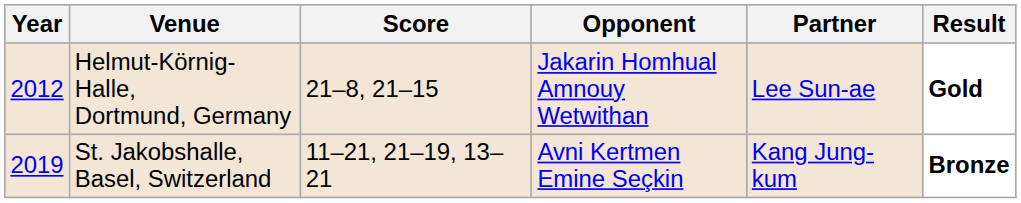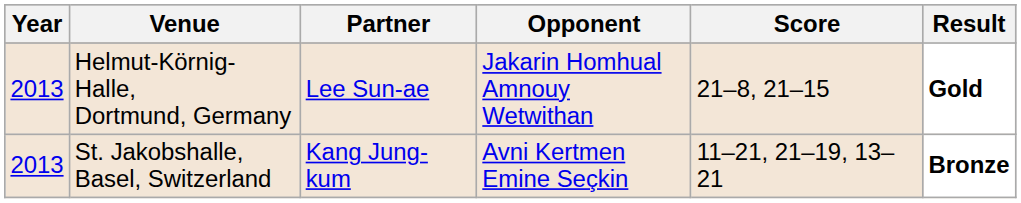columns swapped: (835, 24) <-> (416, 24)
(37, 88) 2012 -> (37, 88) 2013
(37, 166) 2019 -> (37, 166) 2013
